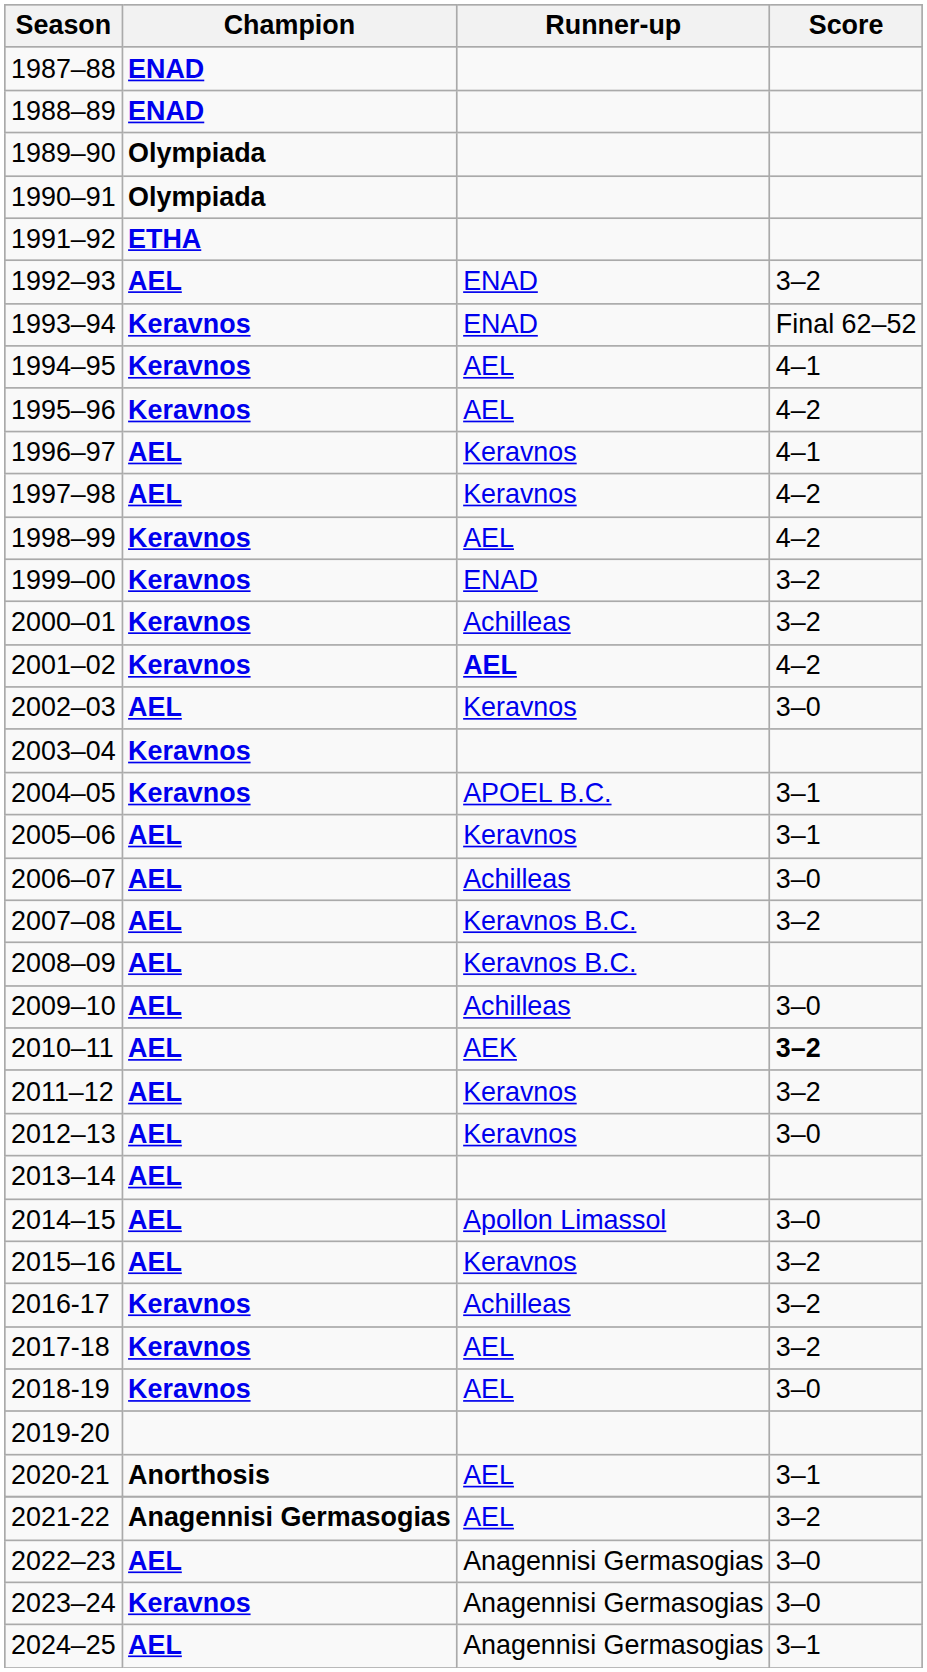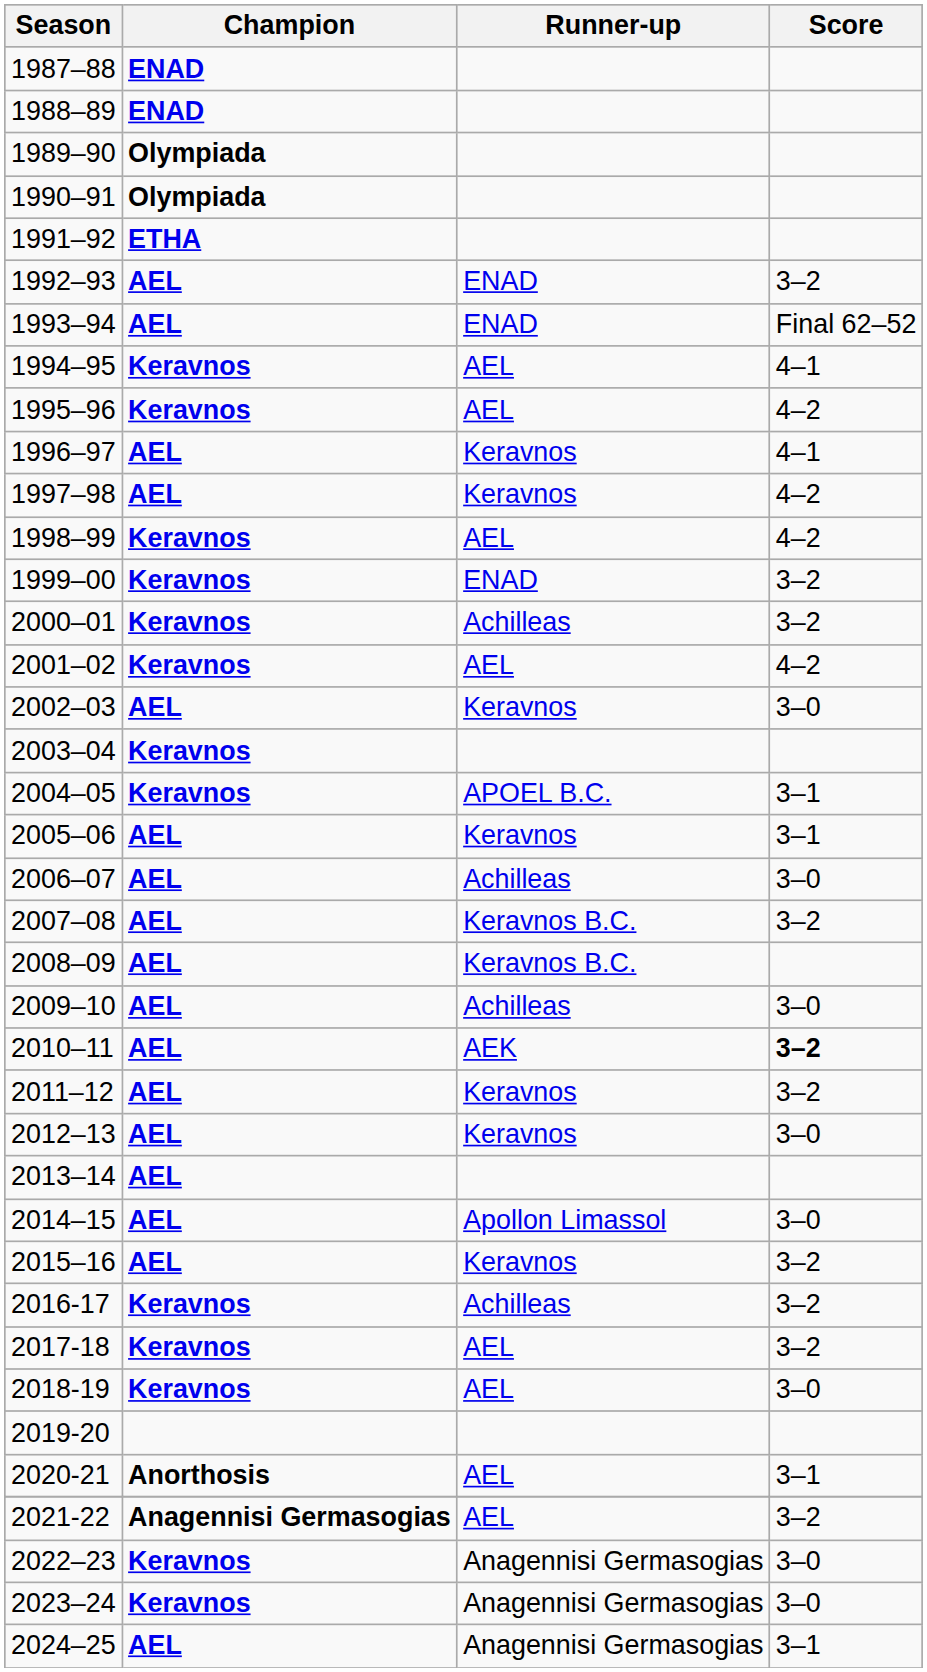(189, 324) Keravnos -> (155, 324) AEL
(490, 665) bold -> (489, 665) normal
(155, 1560) AEL -> (189, 1560) Keravnos
